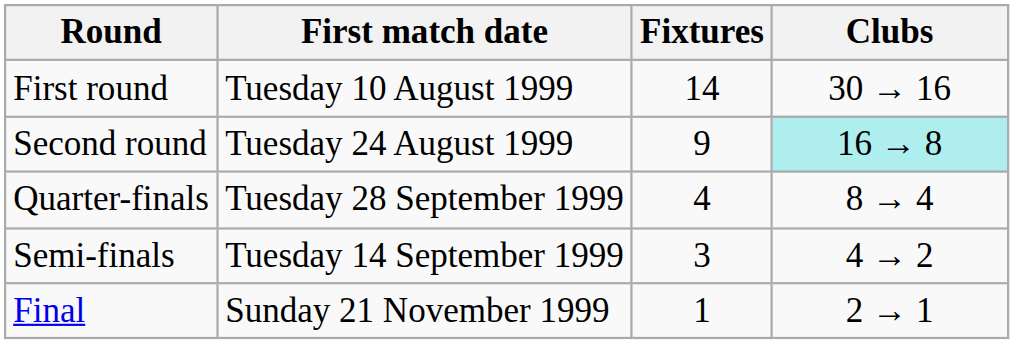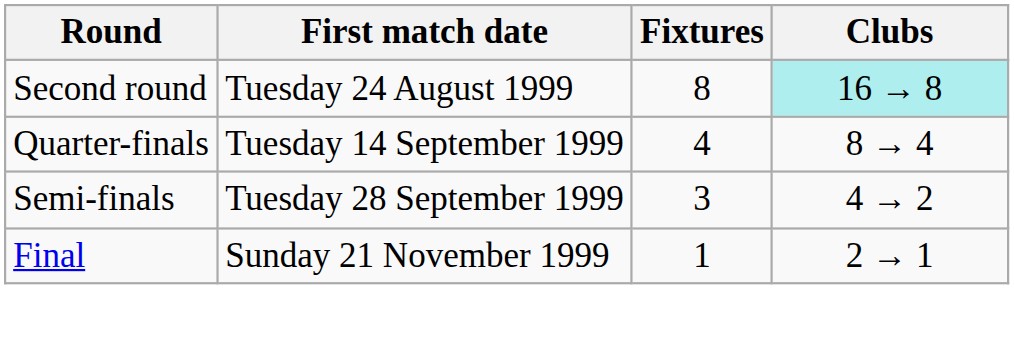- row: (91, 87)
(702, 143) 9 -> (702, 87) 8
(425, 198) Tuesday 28 September 1999 -> (425, 143) Tuesday 14 September 1999
(425, 254) Tuesday 14 September 1999 -> (425, 198) Tuesday 28 September 1999
